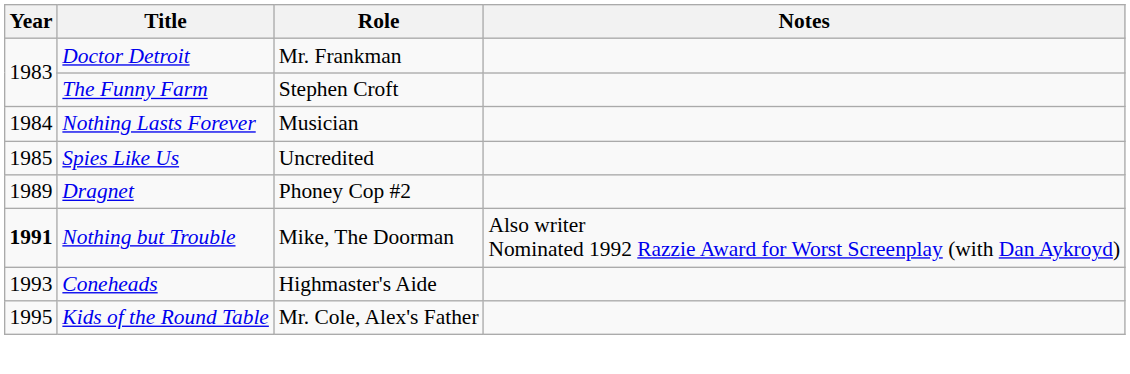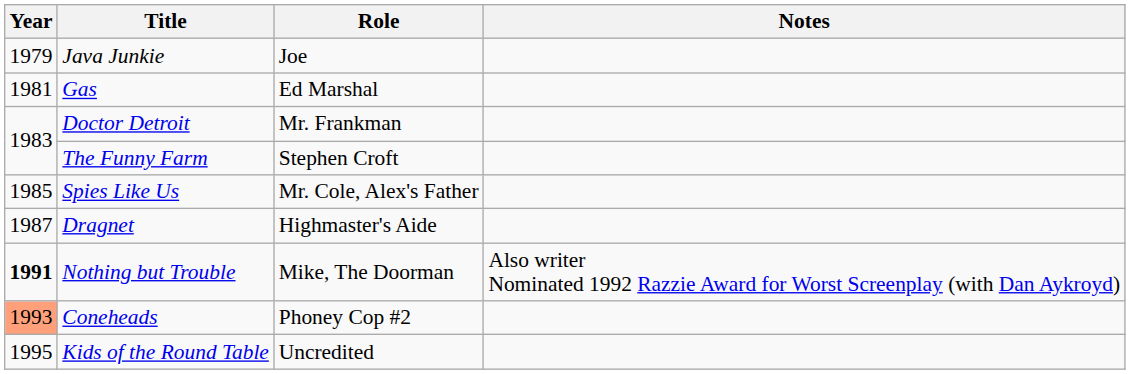+ row: (113, 55)
+ row: (80, 89)
- row: (159, 123)
(326, 157) Uncredited -> (379, 191) Mr. Cole, Alex's Father
(31, 191) 1989 -> (31, 225) 1987
(345, 191) Phoney Cop #2 -> (358, 225) Highmaster's Aide
(31, 283) no background -> (31, 317) lightsalmon background
(358, 283) Highmaster's Aide -> (345, 317) Phoney Cop #2
(379, 317) Mr. Cole, Alex's Father -> (326, 351) Uncredited
